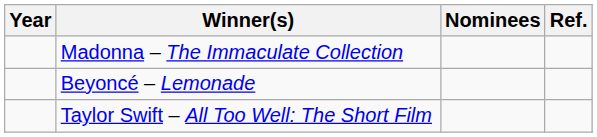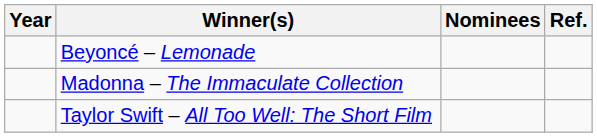rows swapped: (232, 52) <-> (158, 83)
